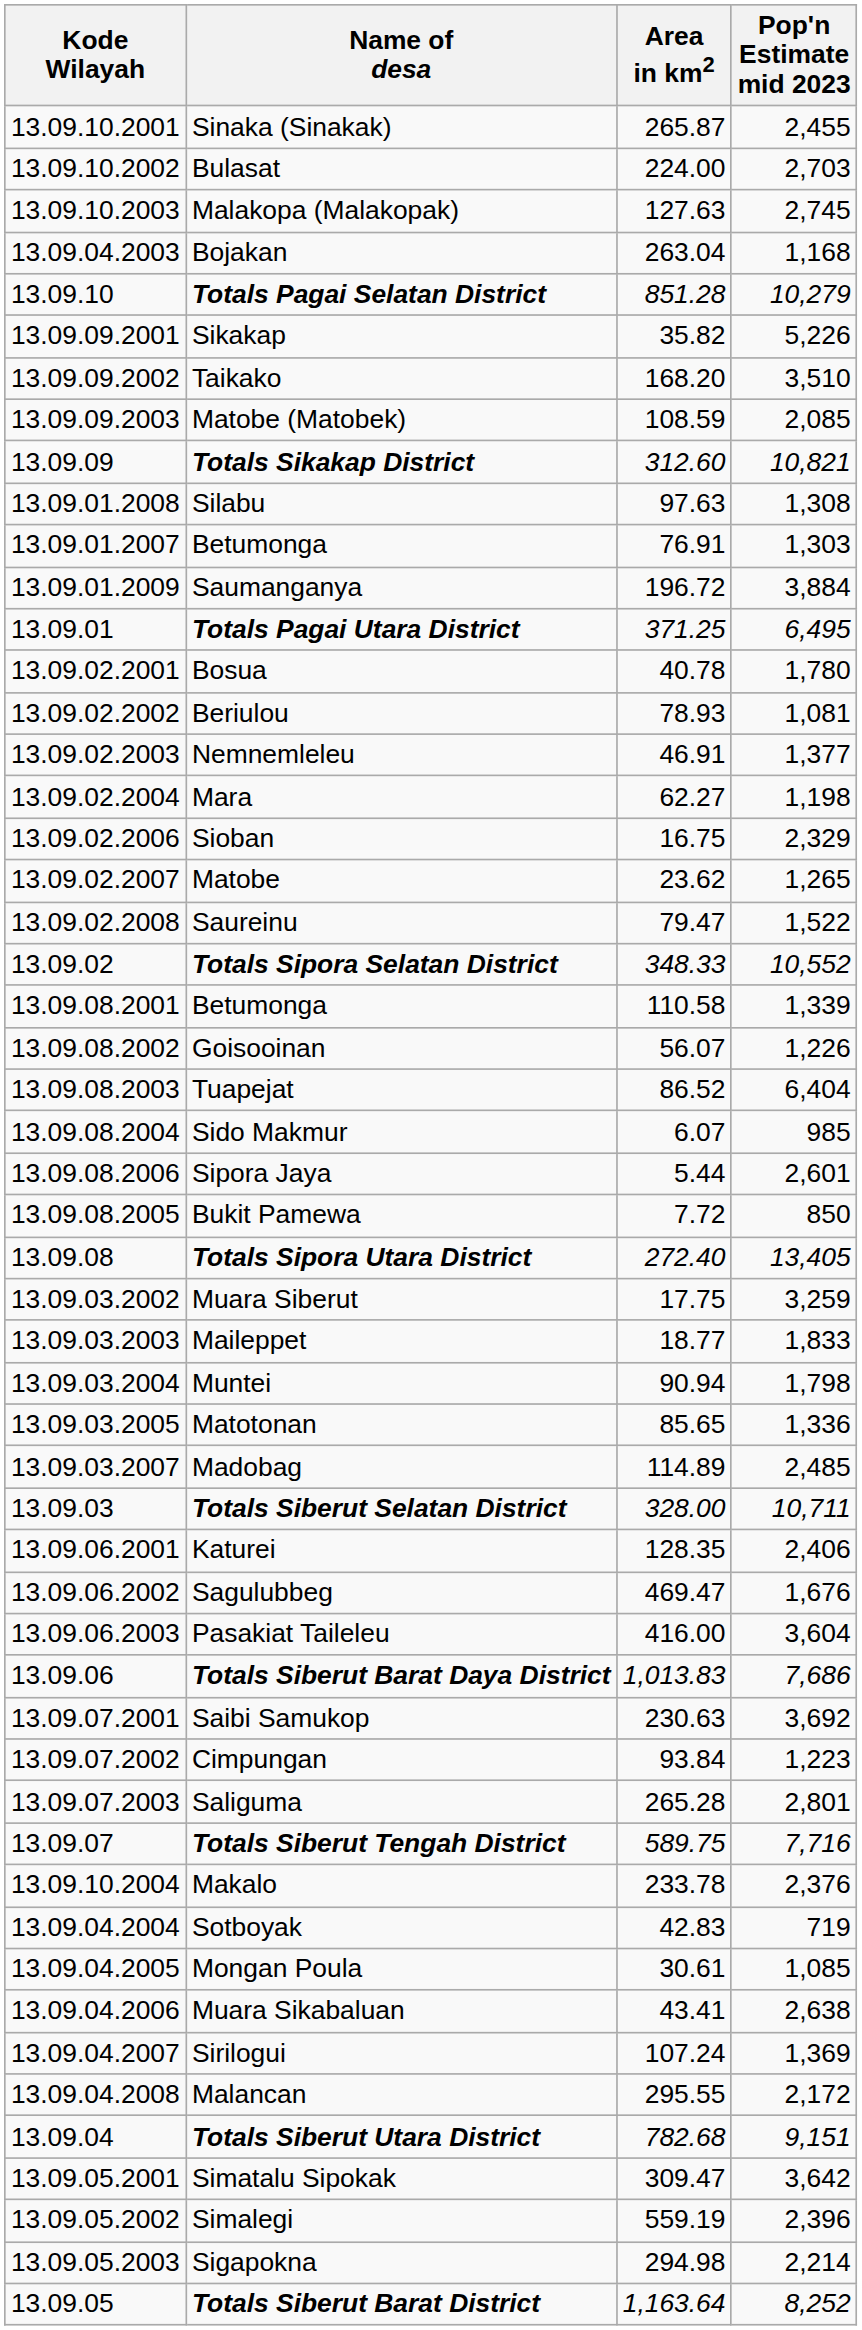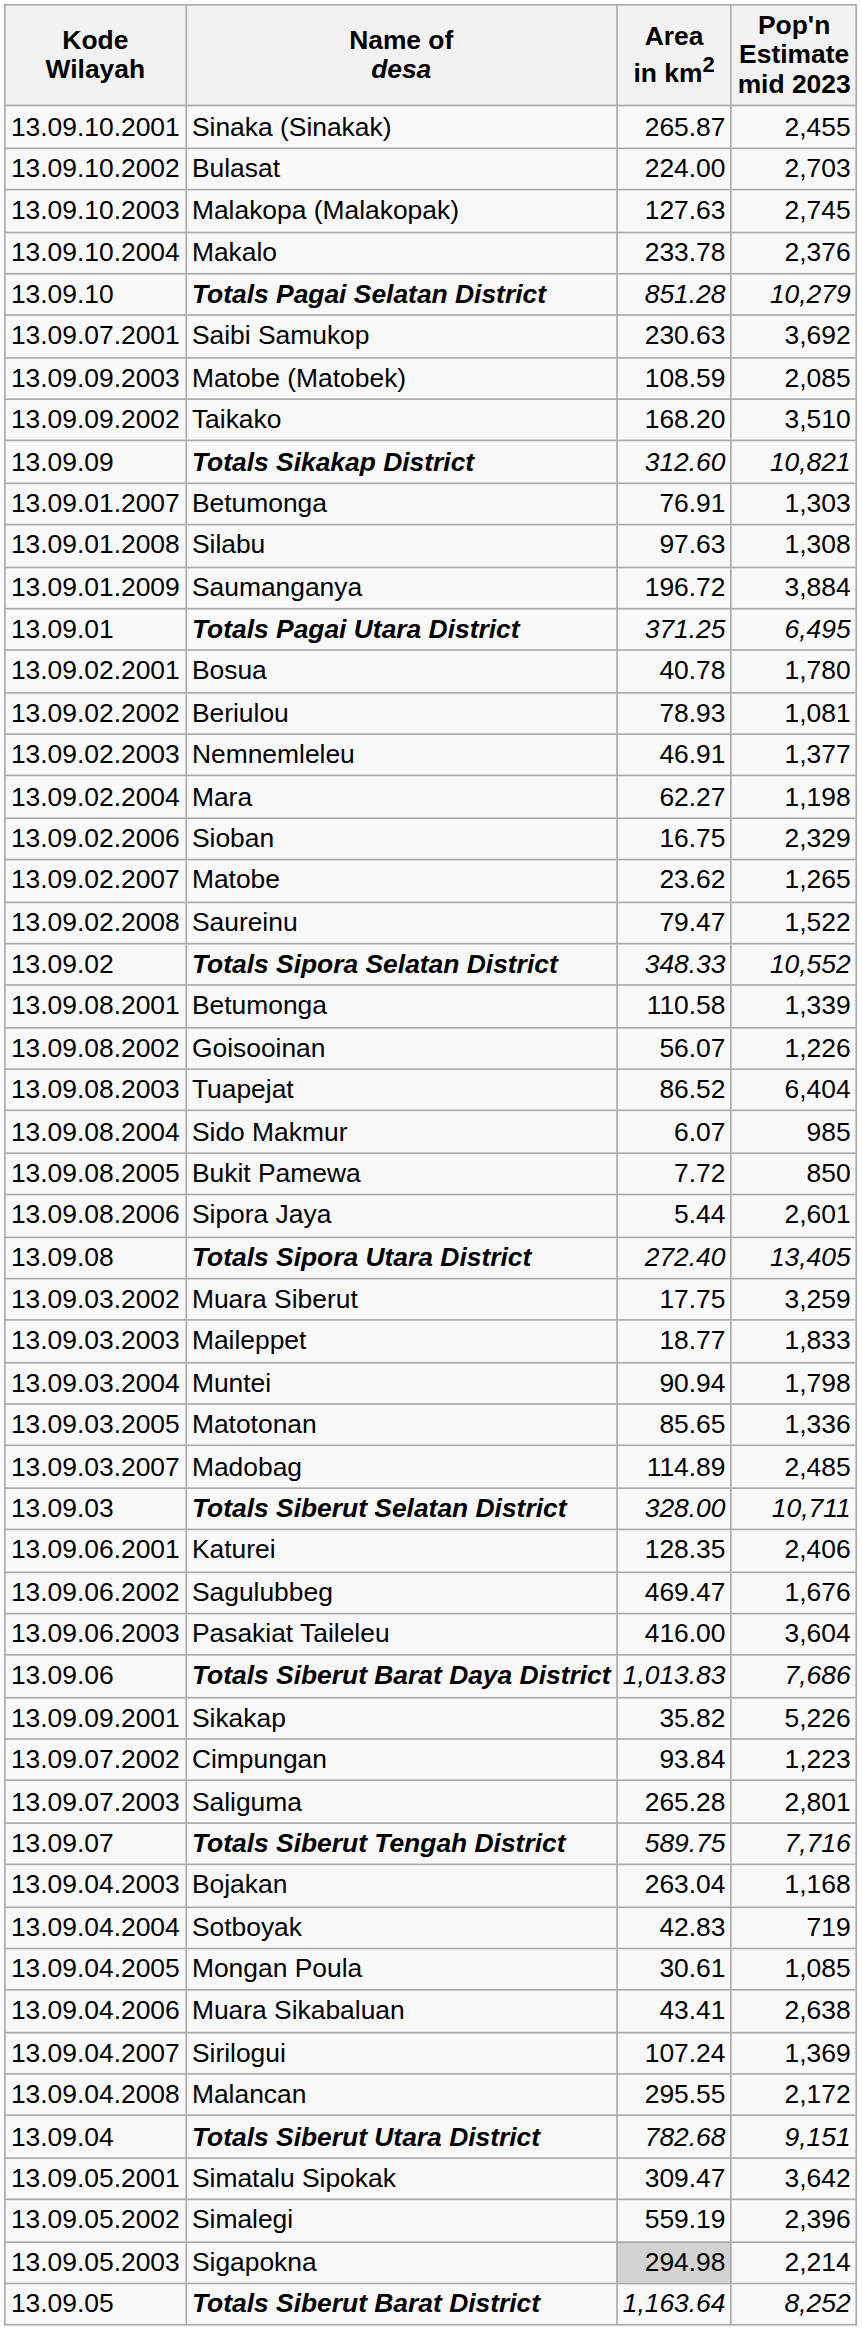rows swapped: (95, 1885) <-> (95, 252)
rows swapped: (95, 336) <-> (95, 1717)
rows swapped: (95, 377) <-> (95, 419)
rows swapped: (95, 545) <-> (95, 503)
rows swapped: (95, 1215) <-> (95, 1173)
(685, 2262) no background -> (685, 2262) lightgrey background
